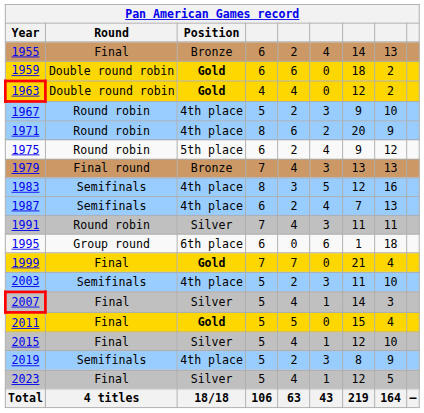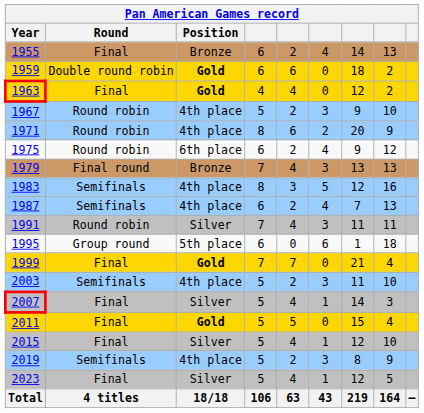(112, 91) Double round robin -> (112, 91) Final
(212, 149) 5th place -> (211, 149) 6th place
(212, 244) 6th place -> (211, 244) 5th place
